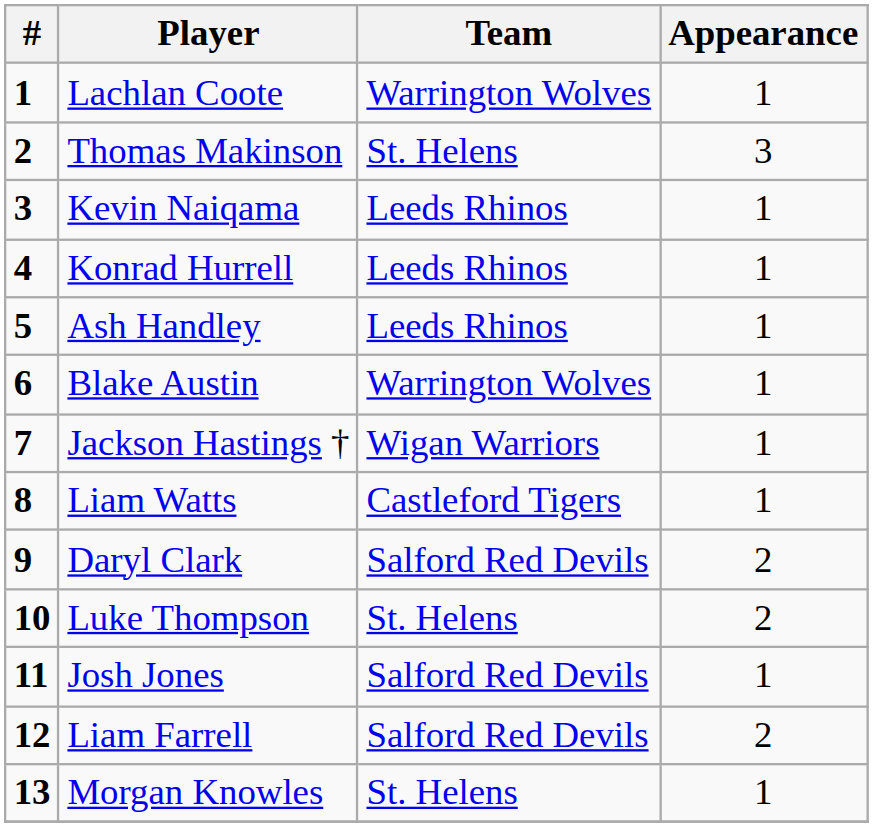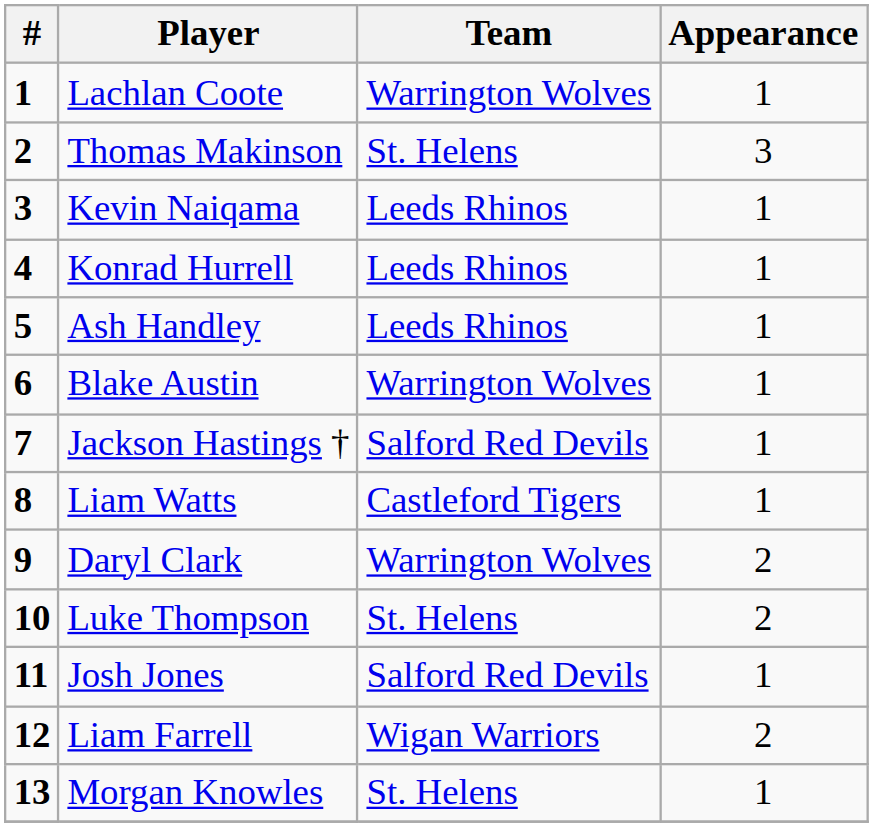(483, 442) Wigan Warriors -> (508, 442) Salford Red Devils
(508, 558) Salford Red Devils -> (509, 558) Warrington Wolves
(508, 734) Salford Red Devils -> (483, 734) Wigan Warriors
